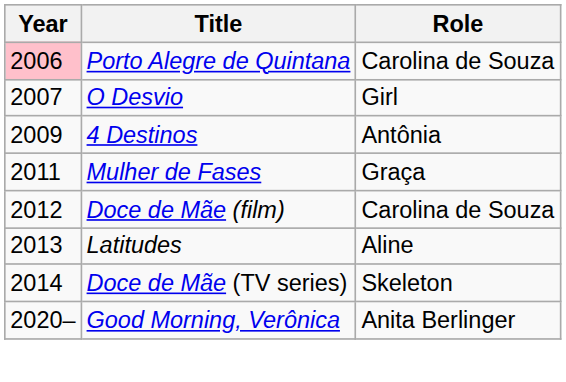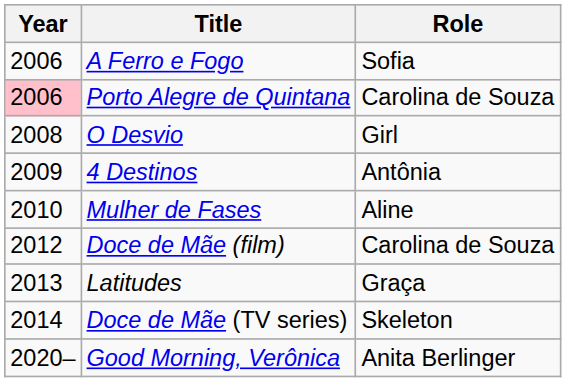+ row: (165, 61)
(36, 98) 2007 -> (36, 135) 2008
(36, 172) 2011 -> (36, 209) 2010
(393, 172) Graça -> (388, 209) Aline
(388, 246) Aline -> (393, 283) Graça
